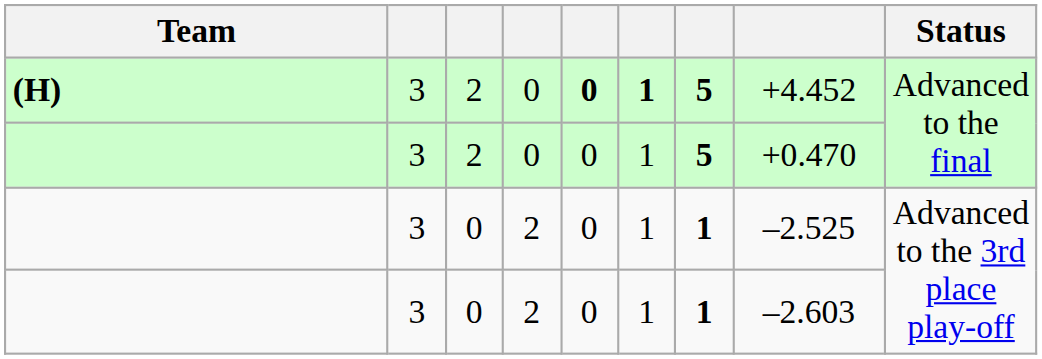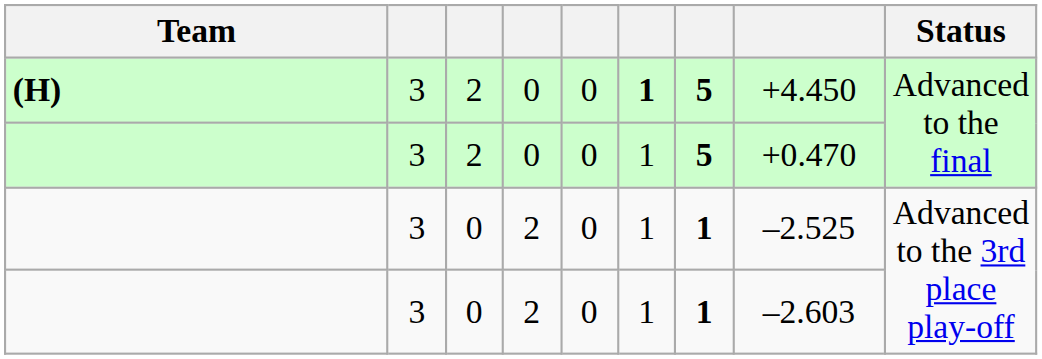(589, 90) bold -> (589, 90) normal
(809, 90) +4.452 -> (809, 90) +4.450
